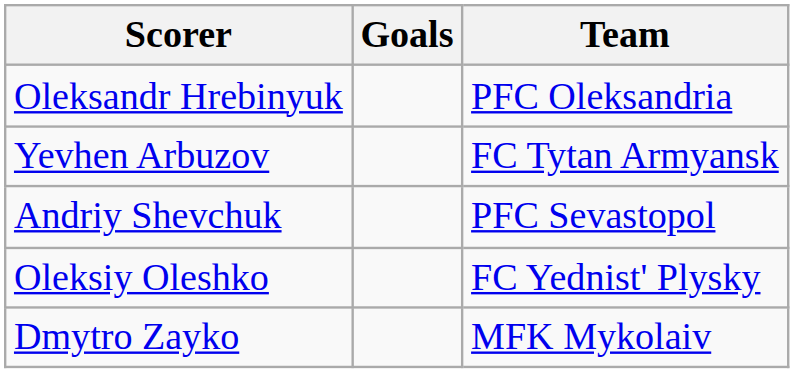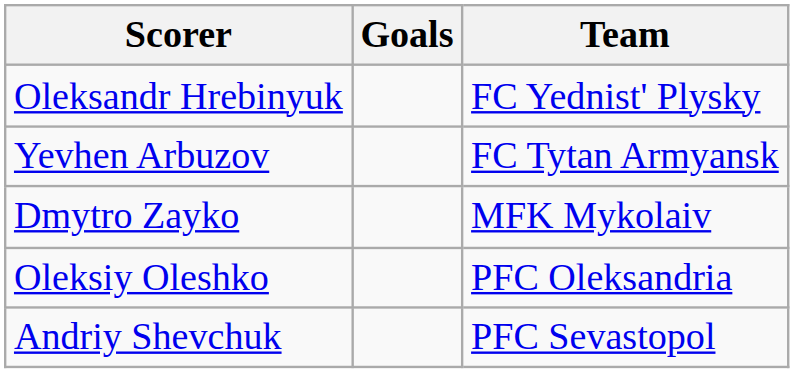(602, 95) PFC Oleksandria -> (616, 95) FC Yednist' Plysky
rows swapped: (148, 215) <-> (127, 336)
(616, 276) FC Yednist' Plysky -> (602, 276) PFC Oleksandria
